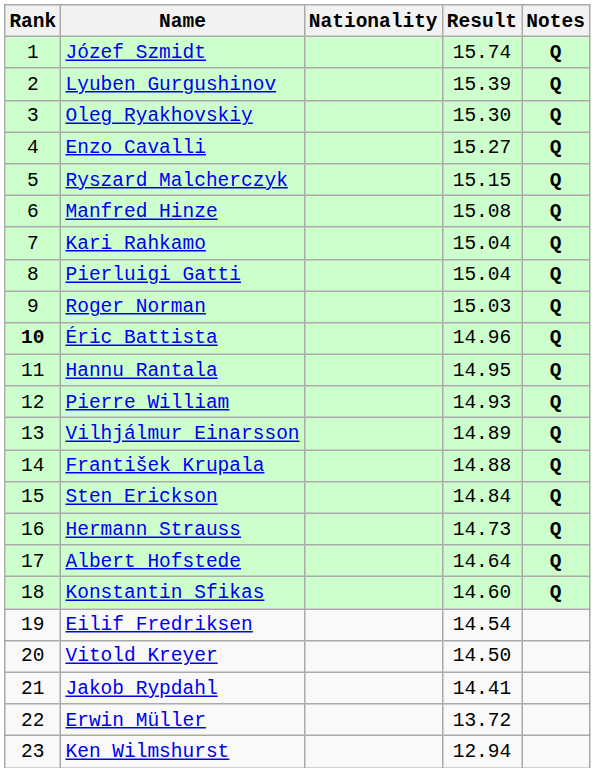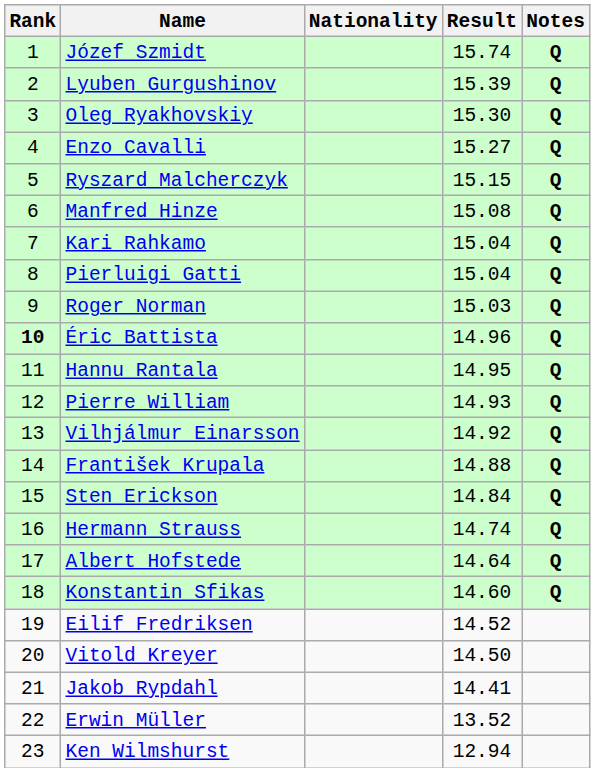(482, 434) 14.89 -> (482, 434) 14.92
(482, 529) 14.73 -> (482, 529) 14.74
(482, 624) 14.54 -> (482, 624) 14.52
(482, 720) 13.72 -> (482, 720) 13.52
